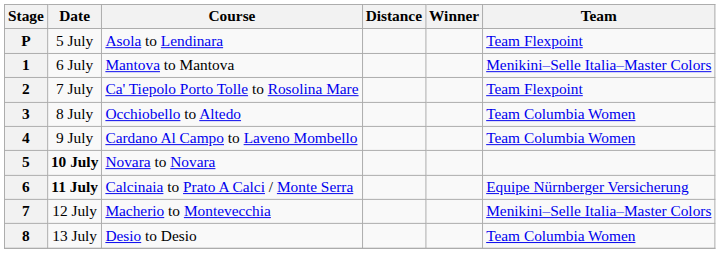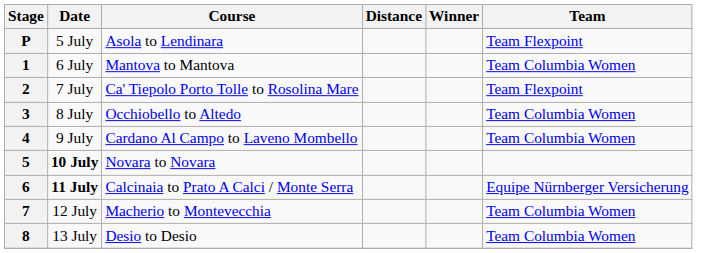(599, 65) Menikini–Selle Italia–Master Colors -> (561, 65) Team Columbia Women
(599, 211) Menikini–Selle Italia–Master Colors -> (561, 211) Team Columbia Women
